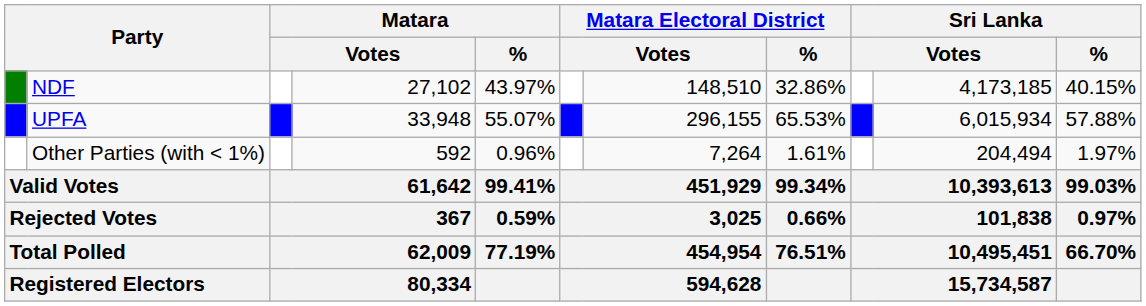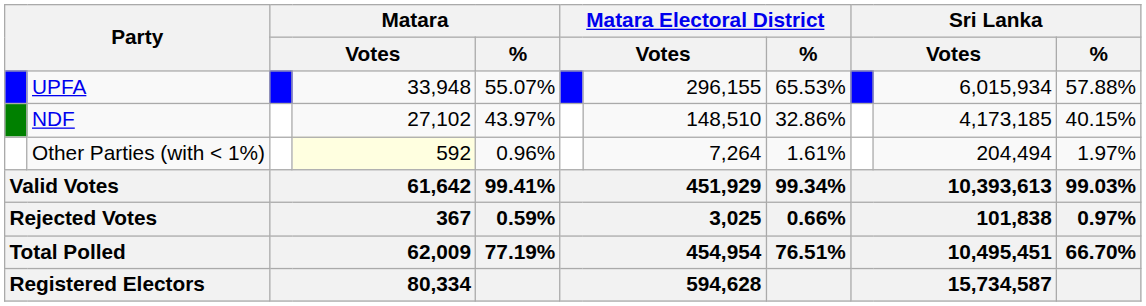rows swapped: (59, 119) <-> (53, 86)
(454, 152) no background -> (454, 152) lightyellow background
